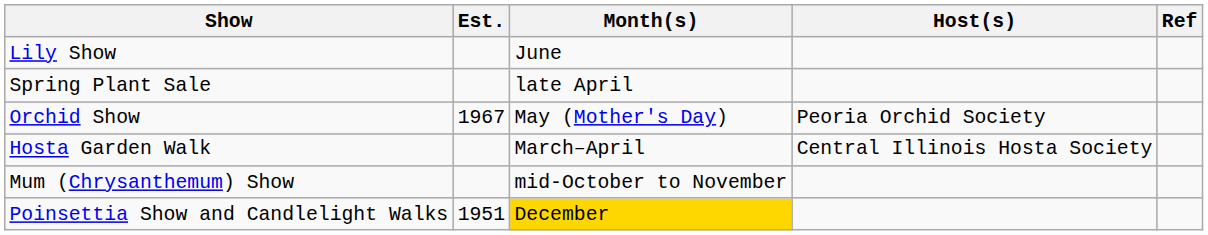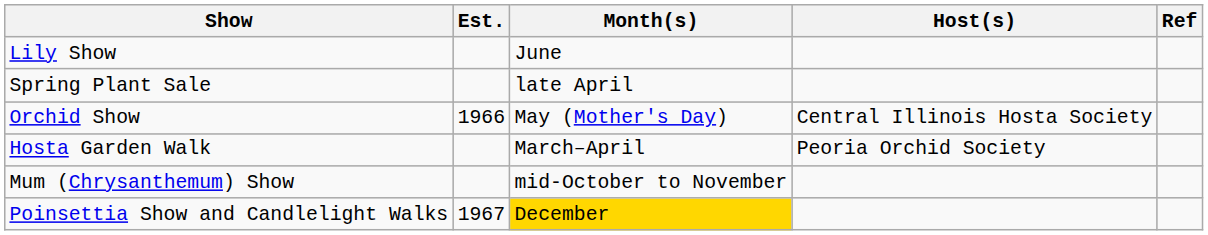(481, 117) 1967 -> (481, 117) 1966
(921, 117) Peoria Orchid Society -> (975, 117) Central Illinois Hosta Society
(975, 150) Central Illinois Hosta Society -> (921, 150) Peoria Orchid Society
(481, 214) 1951 -> (481, 214) 1967
